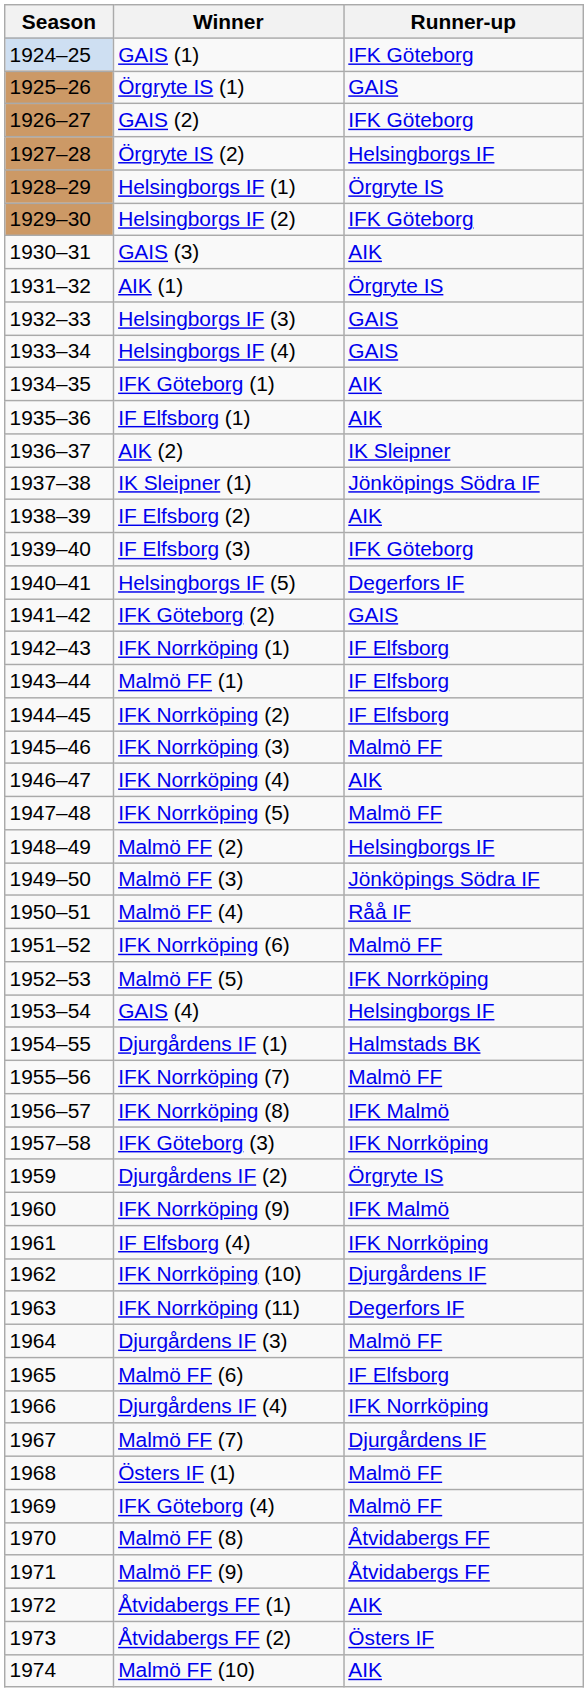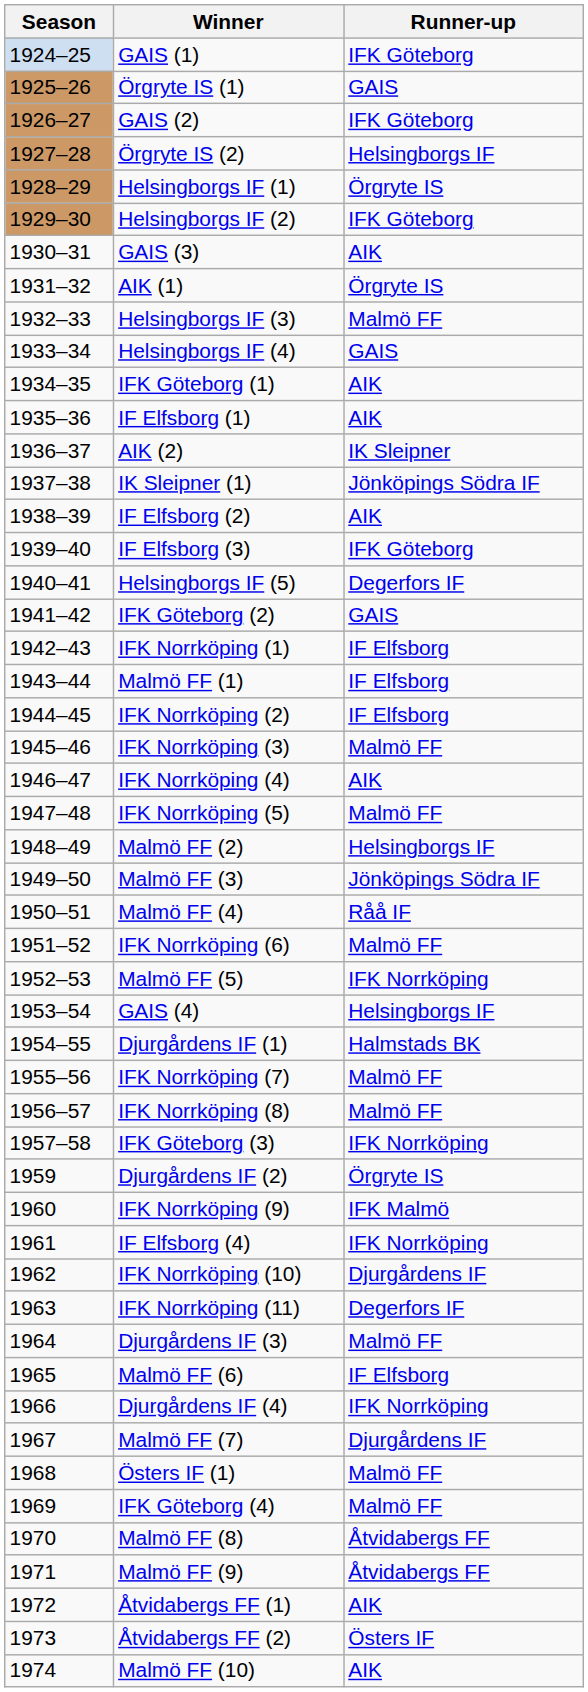(373, 318) GAIS -> (395, 318) Malmö FF
(399, 1110) IFK Malmö -> (395, 1110) Malmö FF
